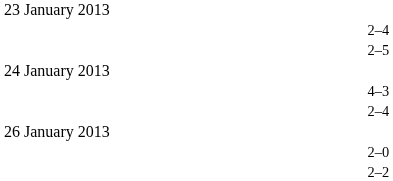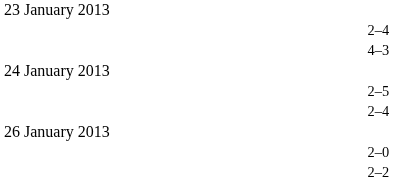rows swapped: (157, 92) <-> (157, 50)
